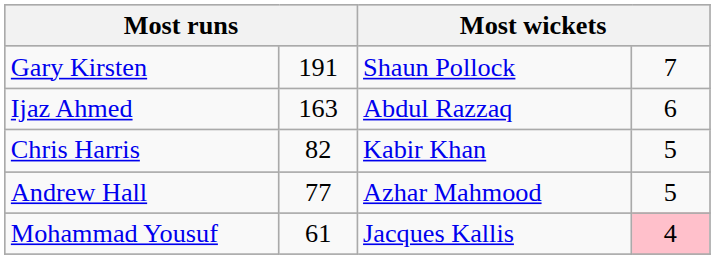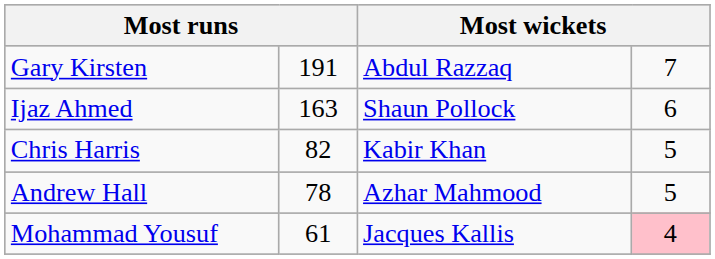(439, 66) Shaun Pollock -> (438, 66) Abdul Razzaq
(438, 108) Abdul Razzaq -> (439, 108) Shaun Pollock
(318, 191) 77 -> (318, 191) 78
